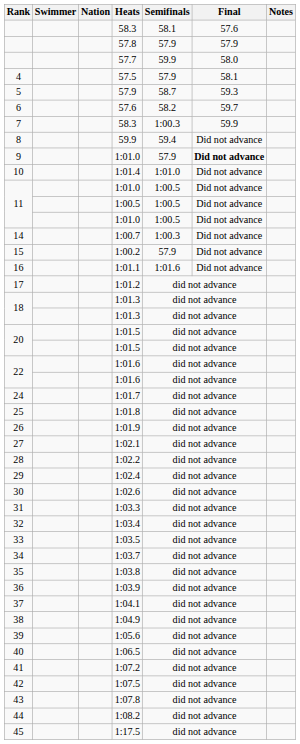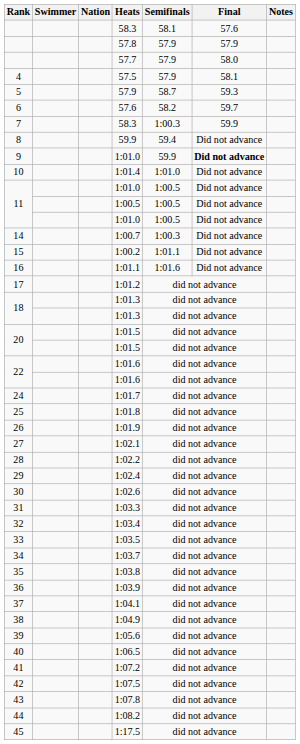(167, 60) 59.9 -> (167, 60) 57.9
(167, 156) 57.9 -> (167, 156) 59.9
(167, 252) 57.9 -> (167, 252) 1:01.1
